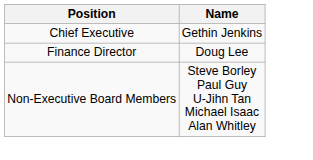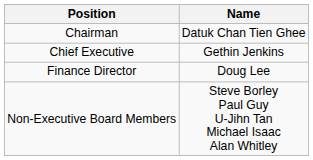+ row: (92, 33)
